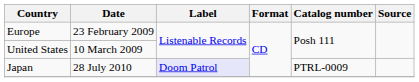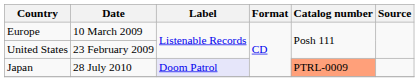(113, 31) 23 February 2009 -> (108, 31) 10 March 2009
(108, 49) 10 March 2009 -> (113, 49) 23 February 2009
(321, 67) no background -> (321, 67) lightsalmon background
